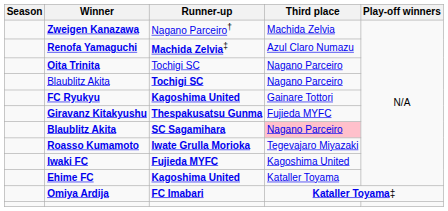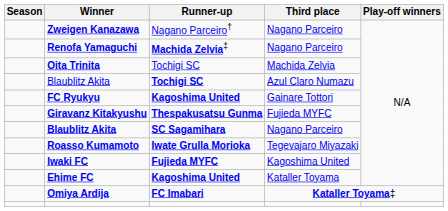(301, 29) Machida Zelvia -> (305, 29) Nagano Parceiro
(310, 48) Azul Claro Numazu -> (305, 48) Nagano Parceiro
(305, 65) Nagano Parceiro -> (301, 65) Machida Zelvia
(305, 81) Nagano Parceiro -> (310, 81) Azul Claro Numazu
(305, 129) pink background -> (305, 129) no background
